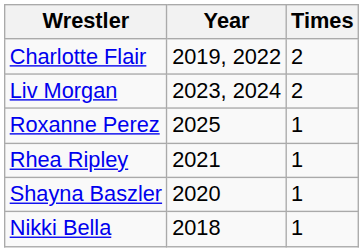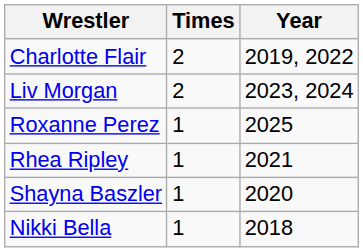columns swapped: (322, 21) <-> (227, 21)
